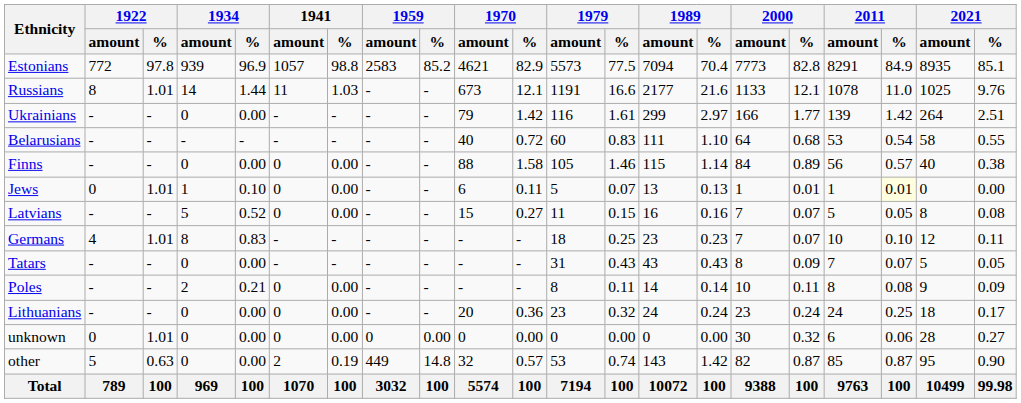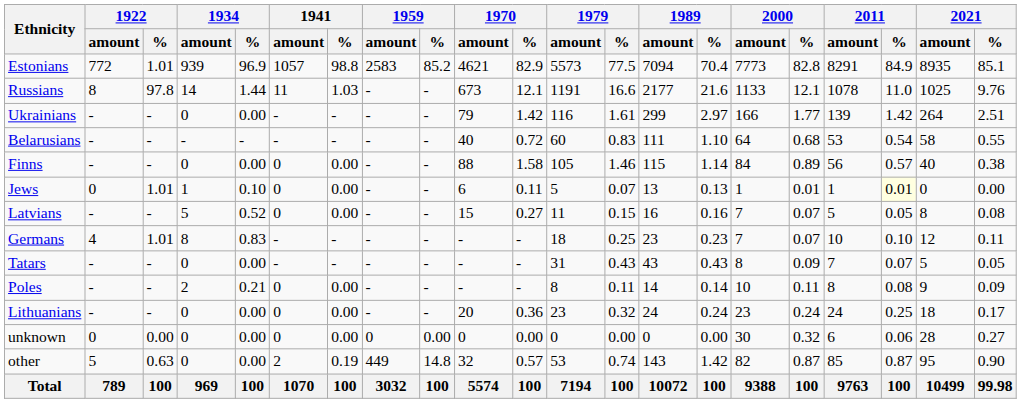(160, 66) 97.8 -> (160, 66) 1.01
(160, 90) 1.01 -> (160, 90) 97.8
(160, 336) 1.01 -> (160, 336) 0.00
